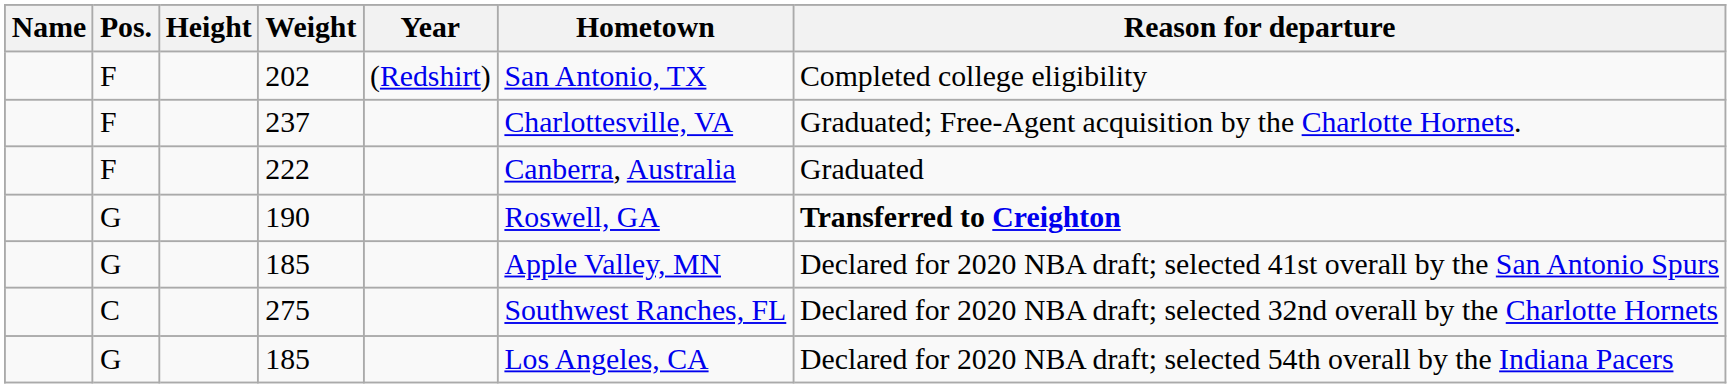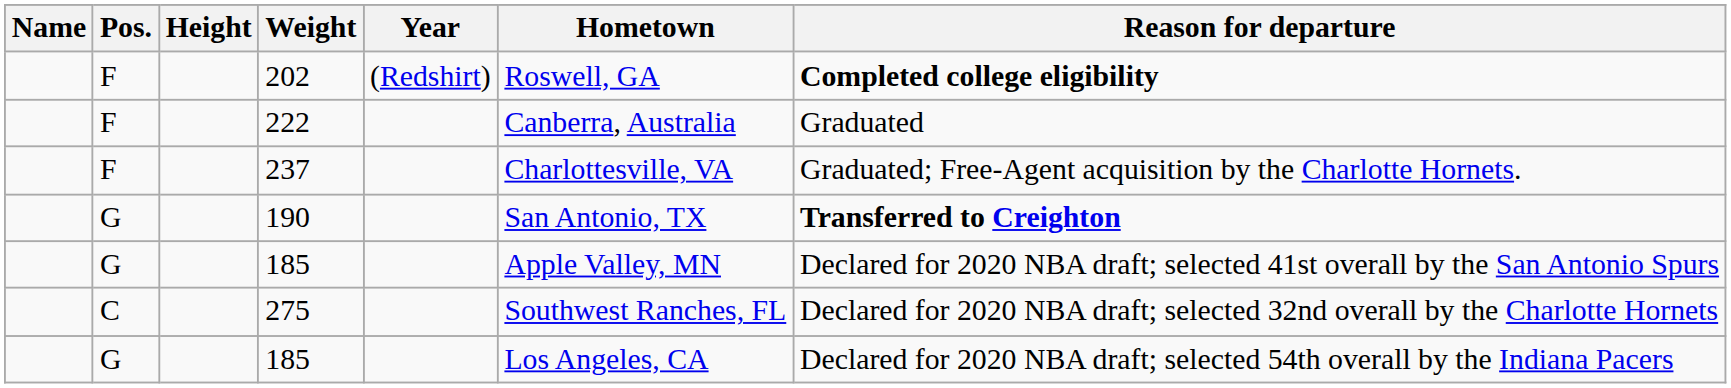(605, 75) San Antonio, TX -> (582, 75) Roswell, GA
(974, 75) normal -> (979, 75) bold
rows swapped: (108, 122) <-> (108, 169)
(582, 216) Roswell, GA -> (605, 216) San Antonio, TX
